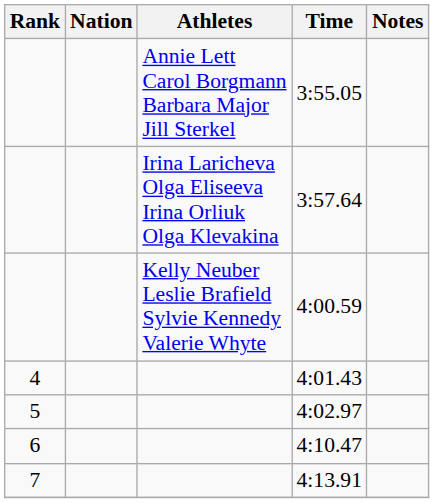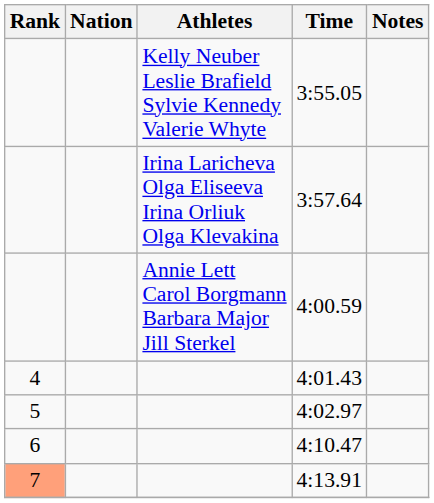(215, 92) Annie Lett Carol Borgmann Barbara Major Jill Sterkel -> (212, 92) Kelly Neuber Leslie Brafield Sylvie Kennedy Valerie Whyte
(212, 306) Kelly Neuber Leslie Brafield Sylvie Kennedy Valerie Whyte -> (215, 306) Annie Lett Carol Borgmann Barbara Major Jill Sterkel
(35, 480) no background -> (35, 480) lightsalmon background
